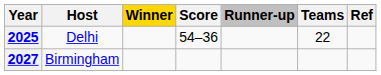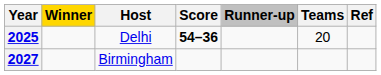columns swapped: (82, 15) <-> (149, 15)
(199, 37) normal -> (199, 37) bold
(323, 37) 22 -> (323, 37) 20
